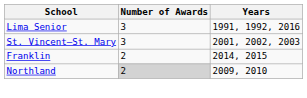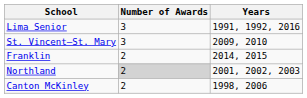(256, 41) 2001, 2002, 2003 -> (240, 41) 2009, 2010
(240, 71) 2009, 2010 -> (256, 71) 2001, 2002, 2003
+ row: (48, 86)
